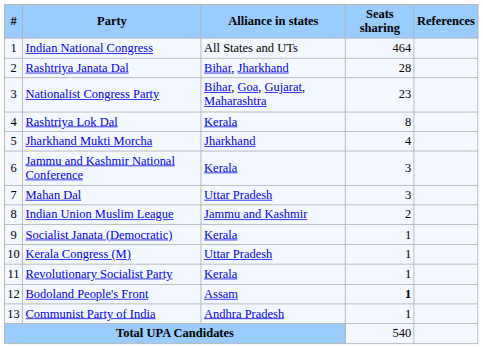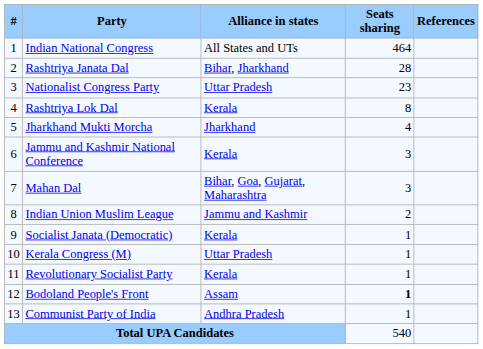(255, 94) Bihar, Goa, Gujarat, Maharashtra -> (238, 87) Uttar Pradesh
(238, 195) Uttar Pradesh -> (255, 188) Bihar, Goa, Gujarat, Maharashtra
